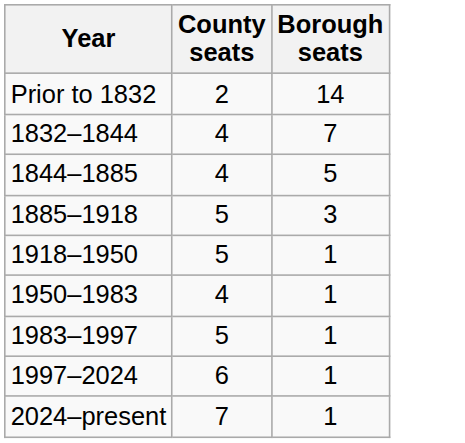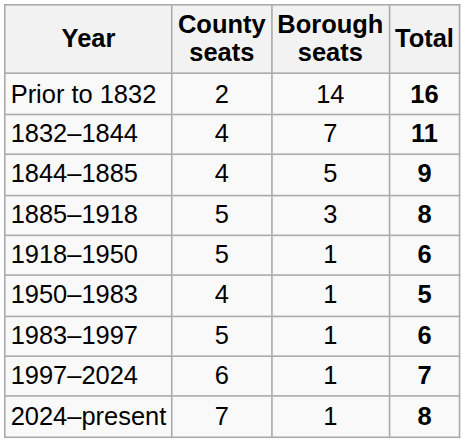+ column: (424, 38)
